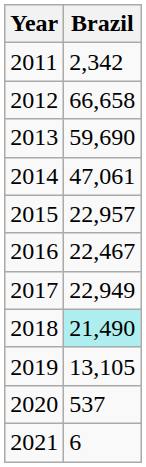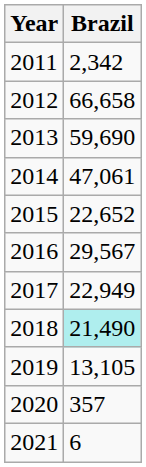(102, 213) 22,957 -> (102, 213) 22,652
(102, 251) 22,467 -> (102, 251) 29,567
(87, 404) 537 -> (87, 404) 357
